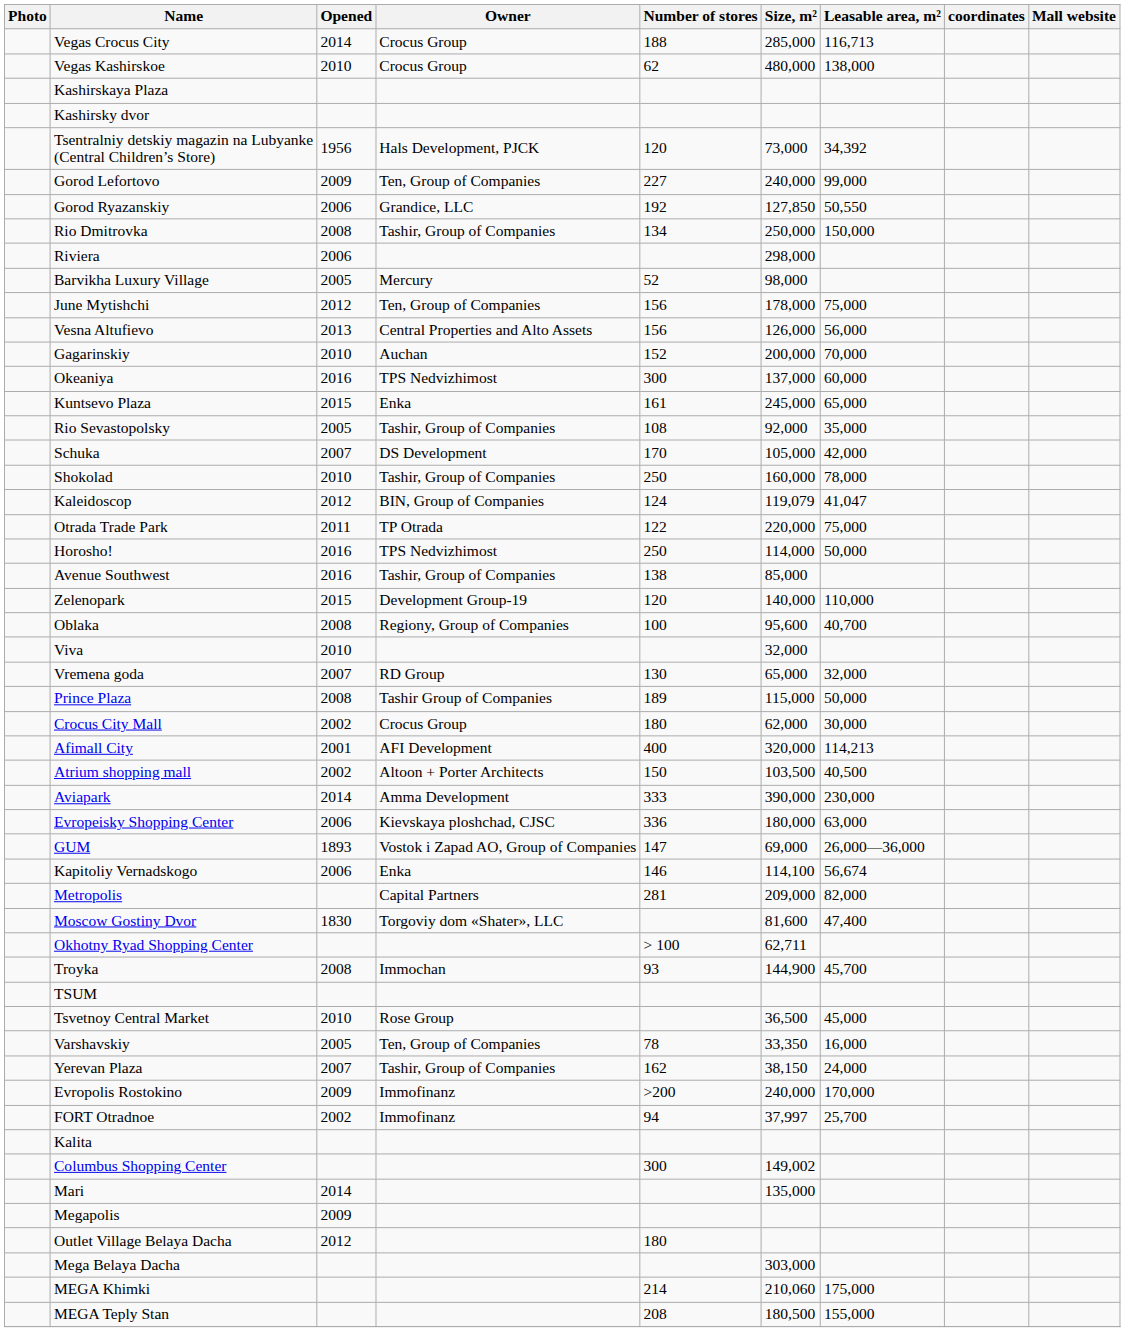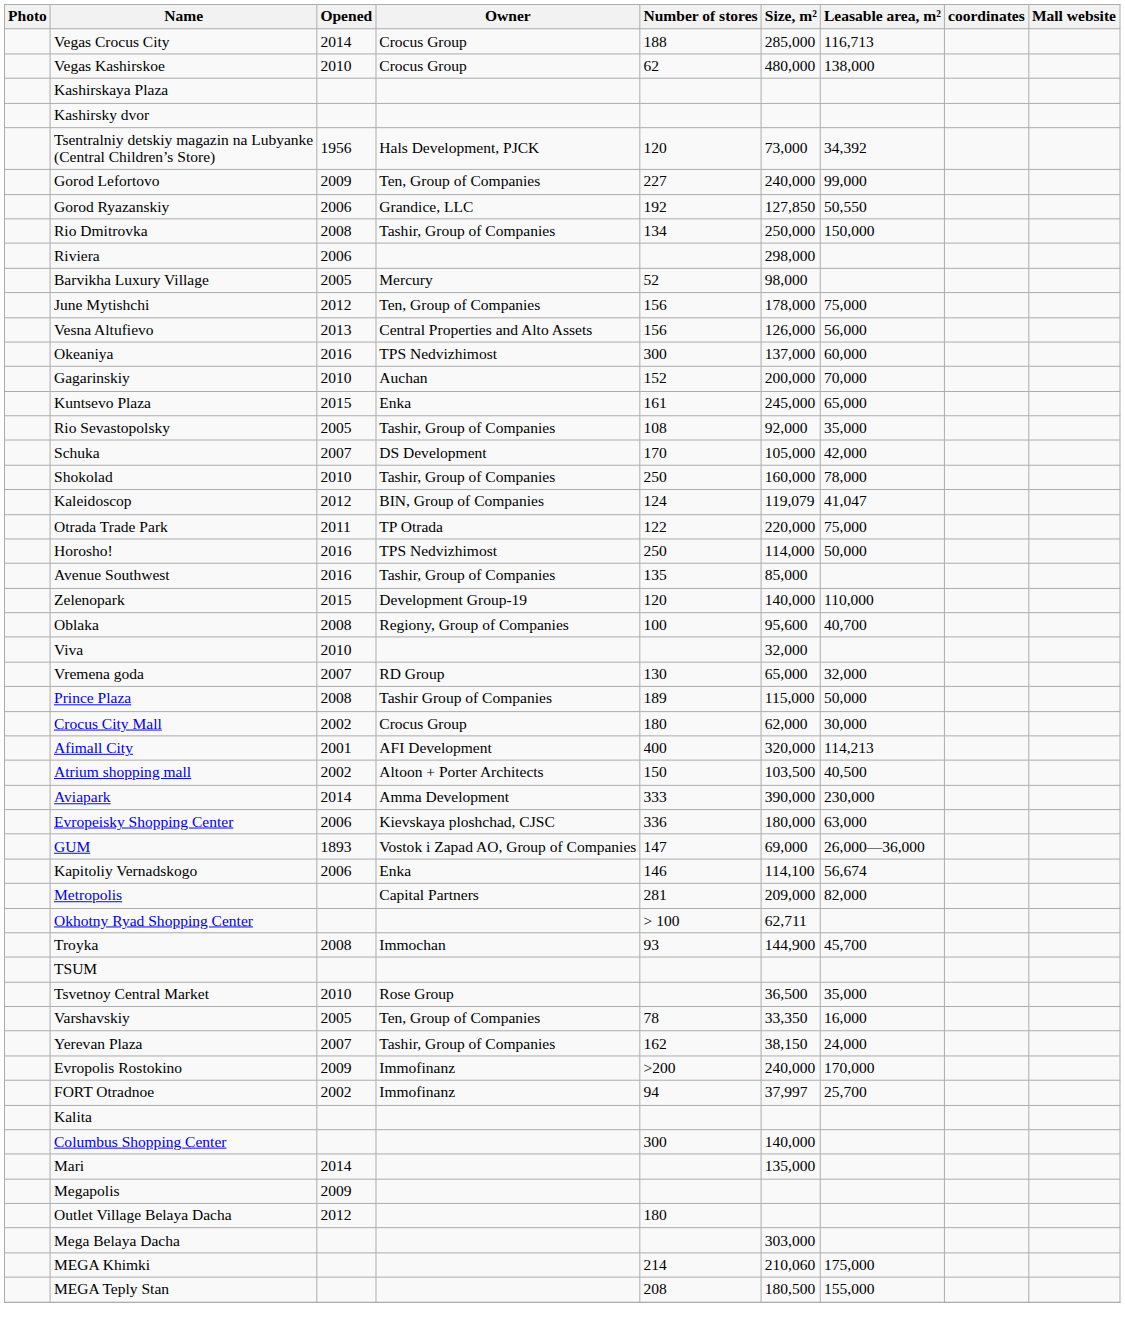rows swapped: (92, 354) <-> (84, 378)
(655, 575) 138 -> (655, 575) 135
- row: (125, 920)
(845, 1018) 45,000 -> (845, 994) 35,000
(790, 1166) 149,002 -> (790, 1141) 140,000
